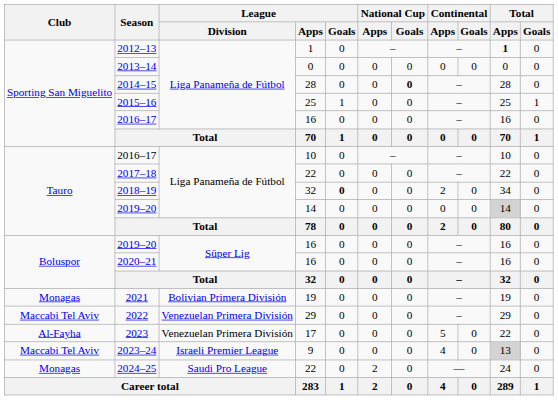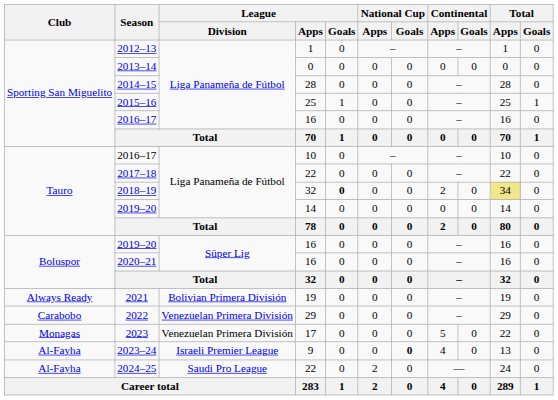(505, 48) bold -> (505, 48) normal
(410, 84) bold -> (410, 84) normal
(505, 191) no background -> (505, 191) khaki background
(505, 208) lightgrey background -> (505, 208) no background
(60, 297) Monagas -> (60, 297) Always Ready
(60, 315) Maccabi Tel Aviv -> (60, 315) Carabobo
(60, 333) Al-Fayha -> (60, 333) Monagas
(60, 350) Maccabi Tel Aviv -> (60, 350) Al-Fayha
(410, 350) normal -> (410, 350) bold
(505, 350) lightgrey background -> (505, 350) no background
(60, 368) Monagas -> (60, 368) Al-Fayha
